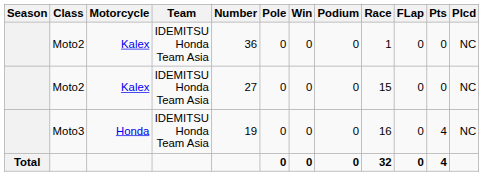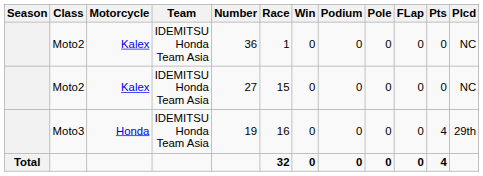columns swapped: (378, 13) <-> (274, 13)
(468, 131) NC -> (465, 131) 29th
